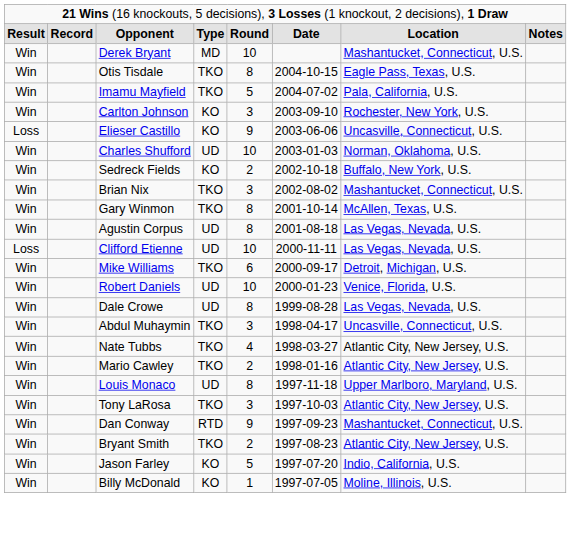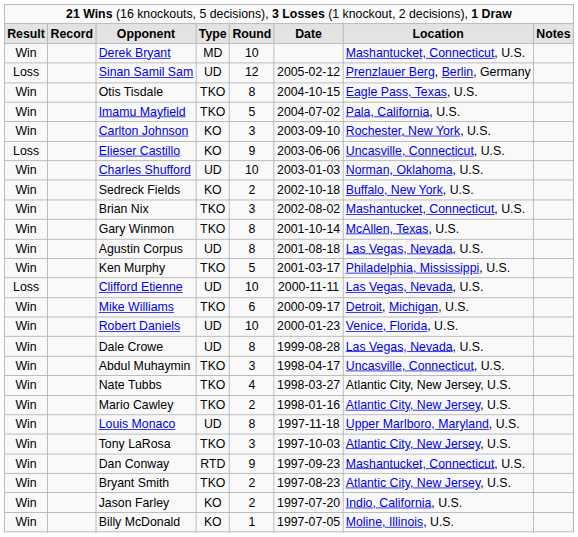+ row: (146, 72)
+ row: (132, 268)
(250, 463) 5 -> (252, 502) 2
